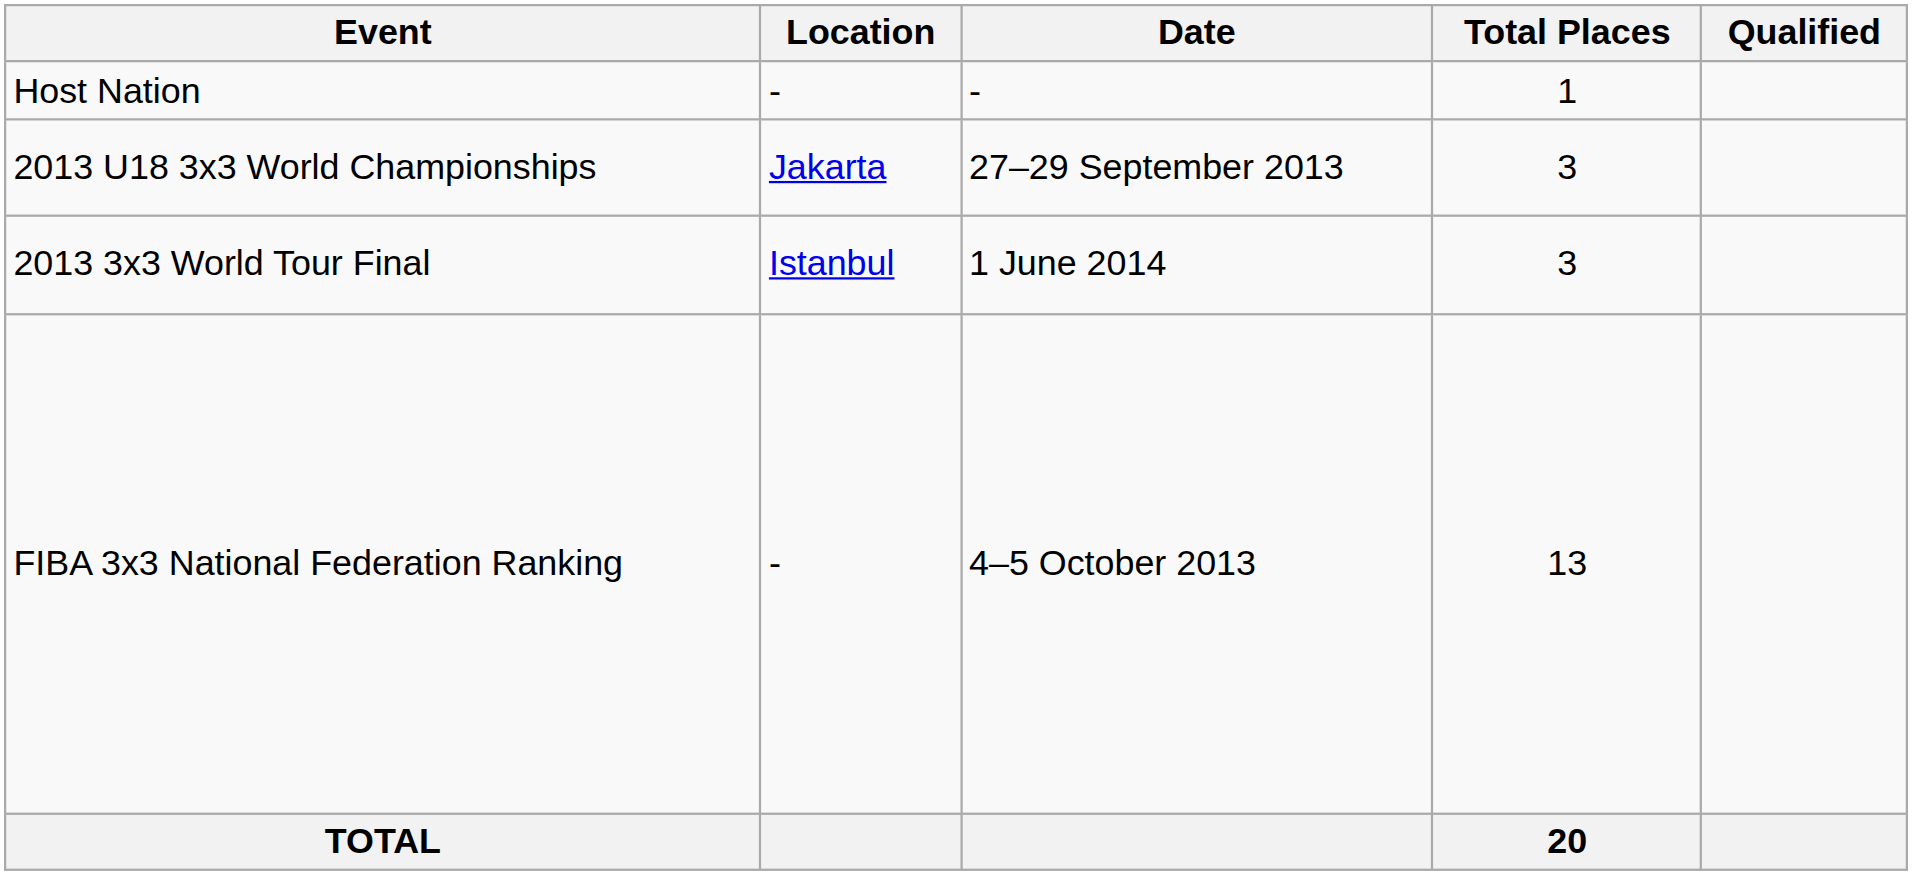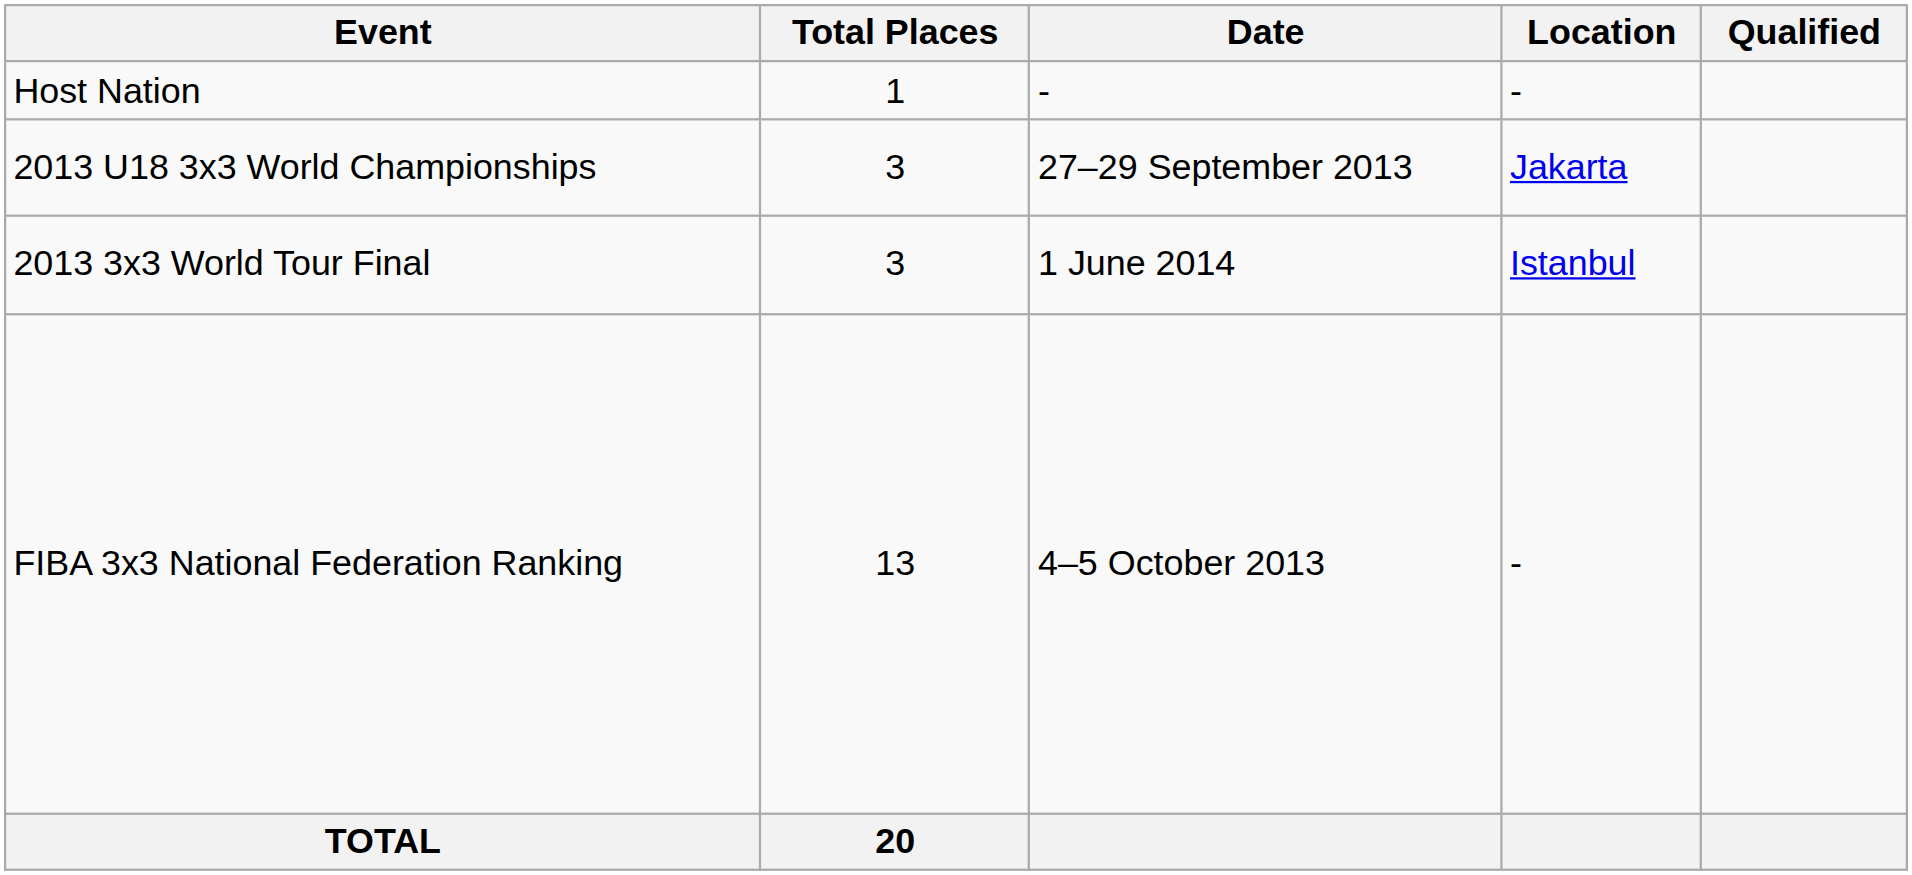columns swapped: (861, 32) <-> (1567, 32)
